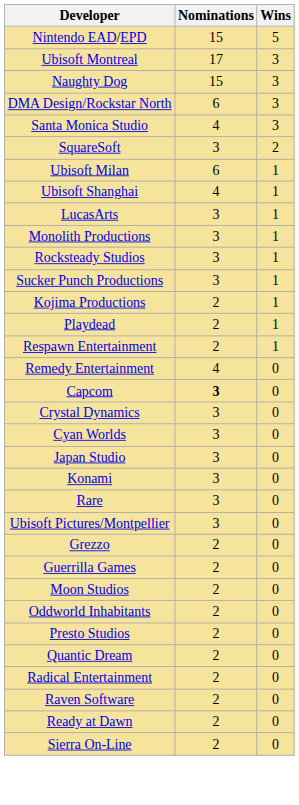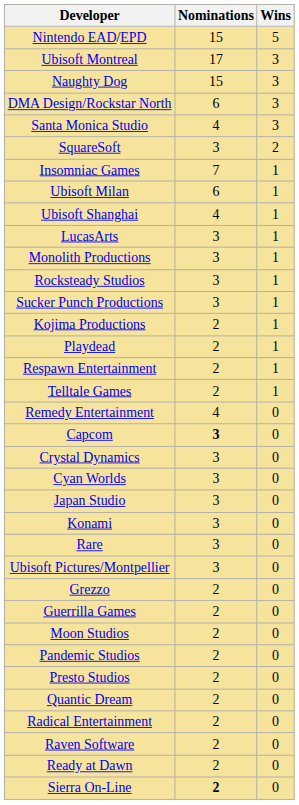+ row: (90, 170)
+ row: (90, 390)
- row: (90, 611)
+ row: (90, 655)
(216, 744) normal -> (216, 788) bold
